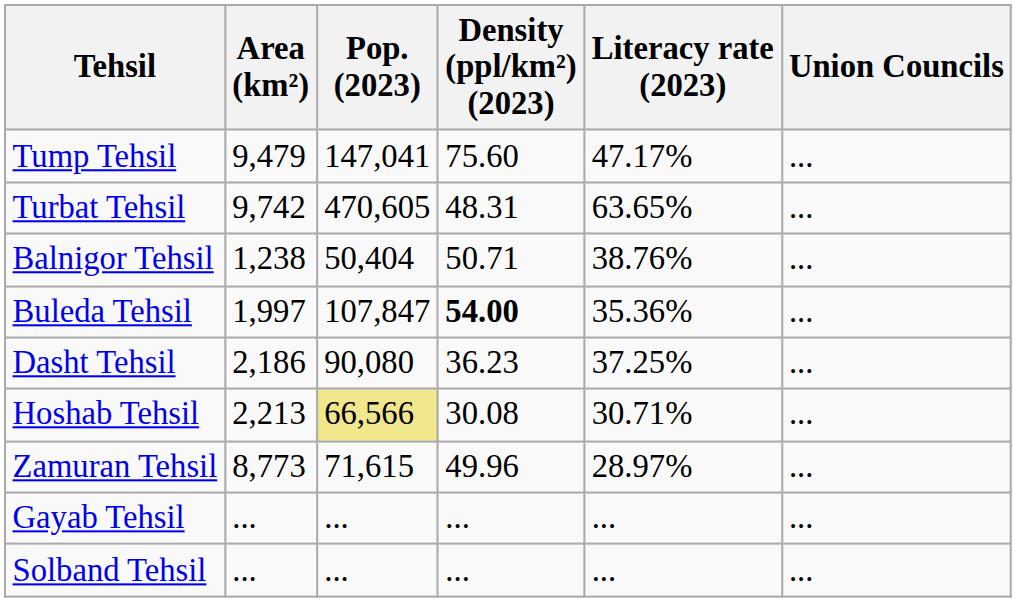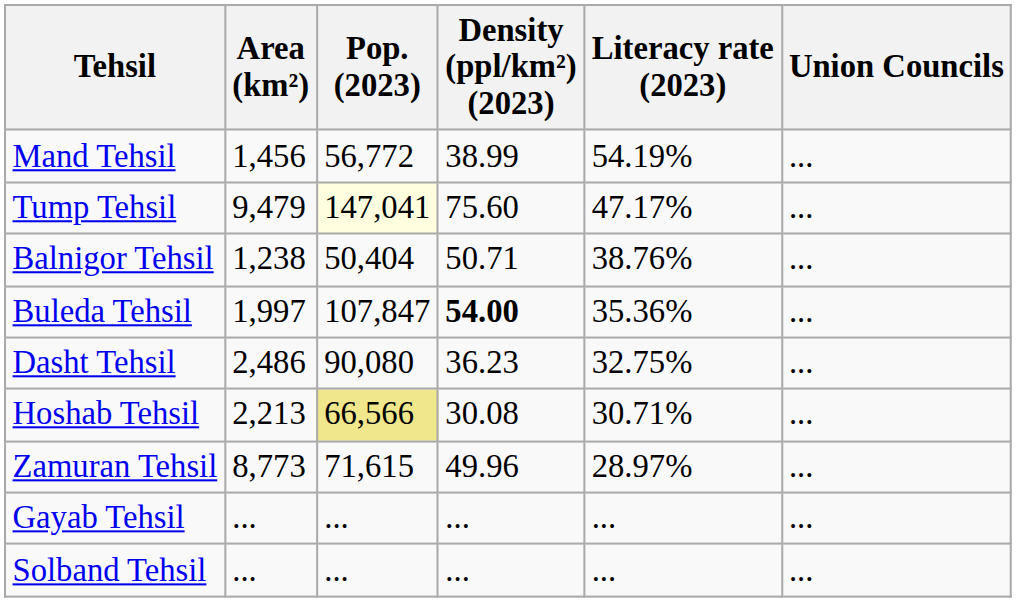+ row: (94, 155)
(377, 155) no background -> (377, 207) lightyellow background
- row: (99, 207)
(269, 362) 2,186 -> (269, 362) 2,486
(642, 362) 37.25% -> (642, 362) 32.75%
